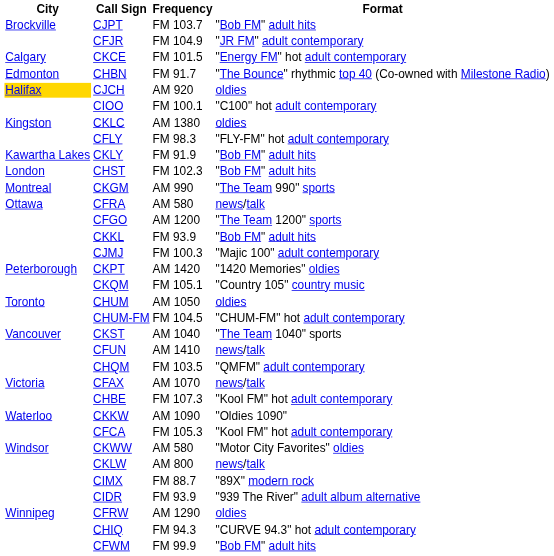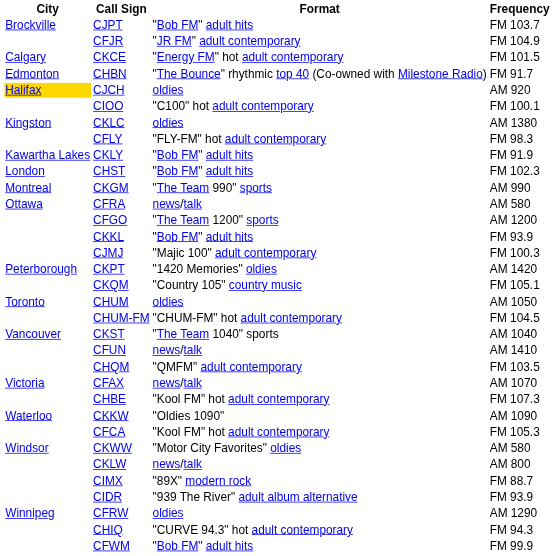columns swapped: (183, 9) <-> (383, 9)
